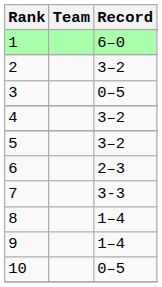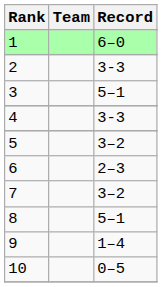(111, 68) 3–2 -> (111, 68) 3-3
(111, 93) 0–5 -> (111, 93) 5–1
(111, 118) 3–2 -> (111, 118) 3-3
(111, 194) 3-3 -> (111, 194) 3–2
(111, 219) 1–4 -> (111, 219) 5–1
